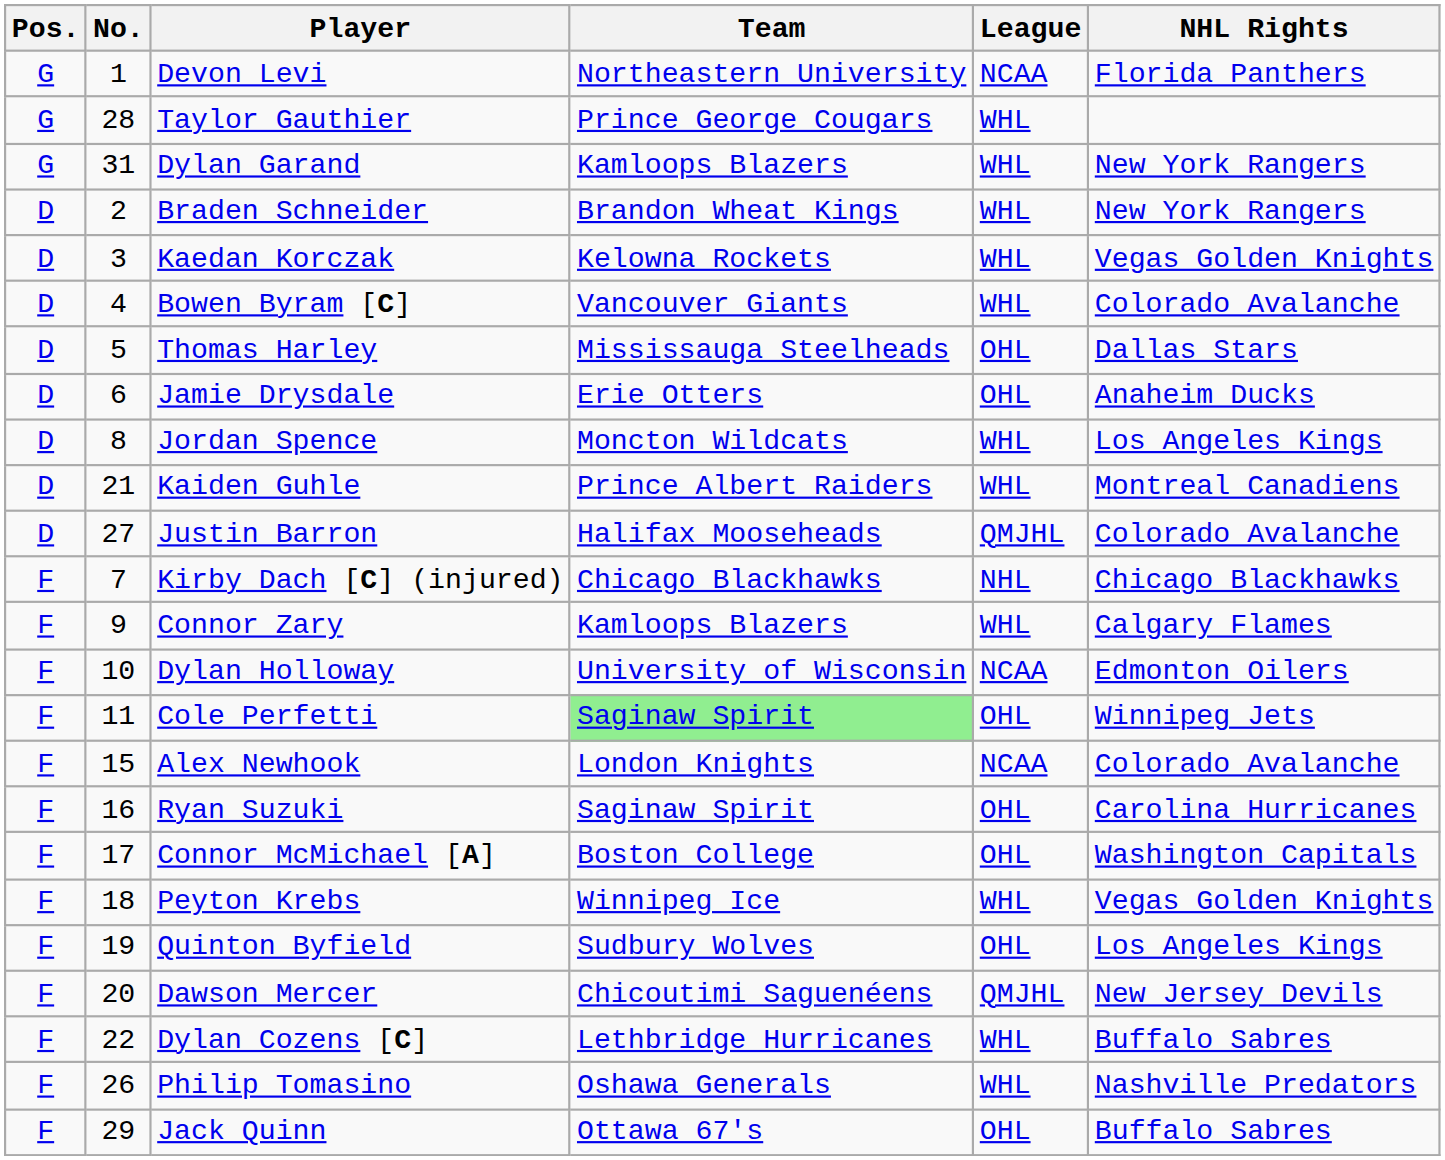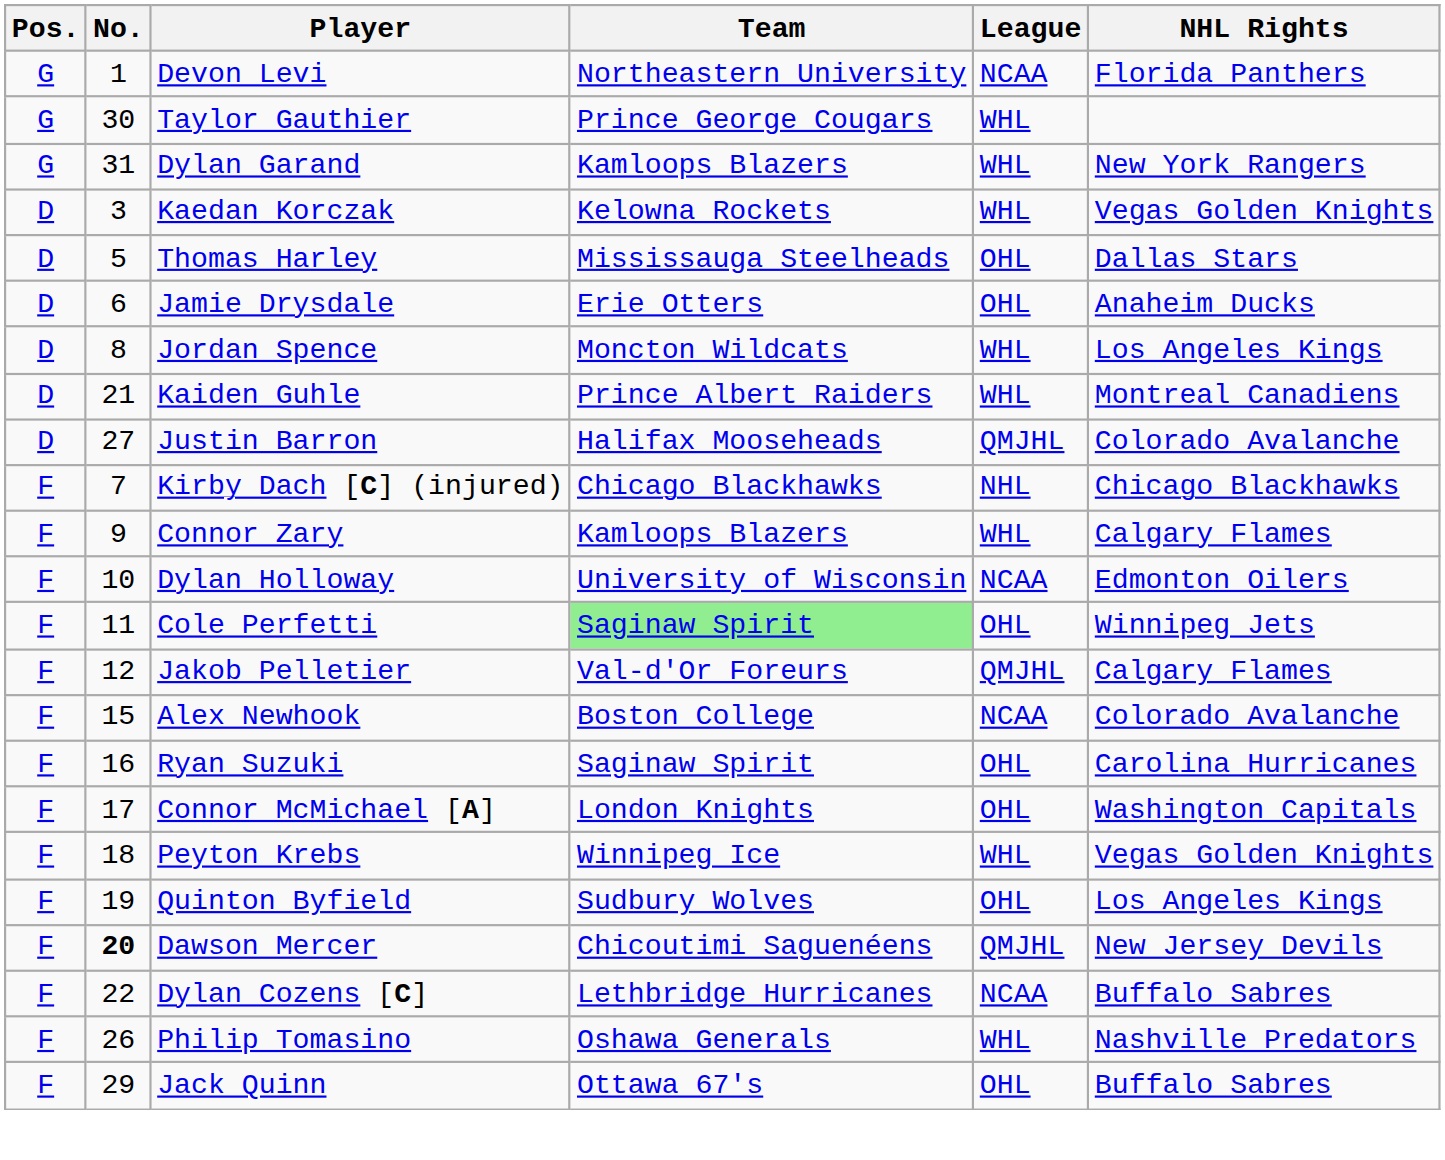(118, 120) 28 -> (118, 120) 30
- row: (293, 212)
- row: (284, 304)
+ row: (284, 672)
(695, 764) London Knights -> (695, 718) Boston College
(695, 856) Boston College -> (695, 810) London Knights
(118, 994) normal -> (118, 948) bold
(1005, 1040) WHL -> (1014, 994) NCAA
